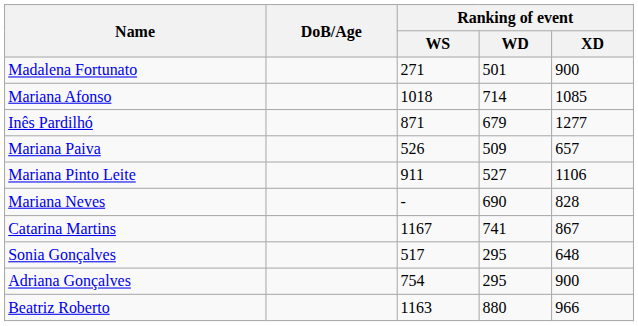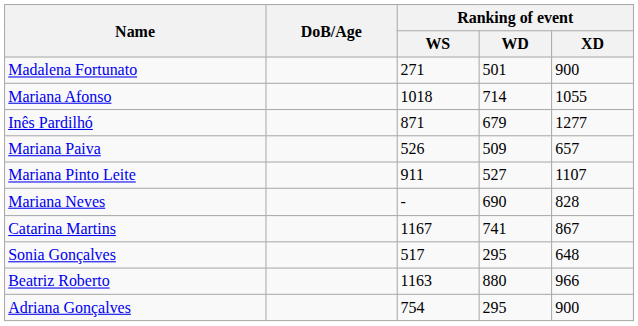(571, 96) 1085 -> (571, 96) 1055
(571, 175) 1106 -> (571, 175) 1107
rows swapped: (70, 281) <-> (59, 307)
